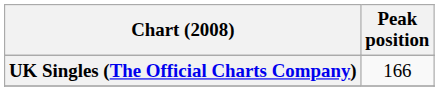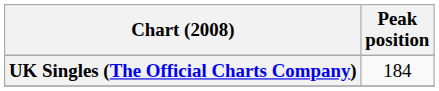(397, 70) 166 -> (397, 70) 184
